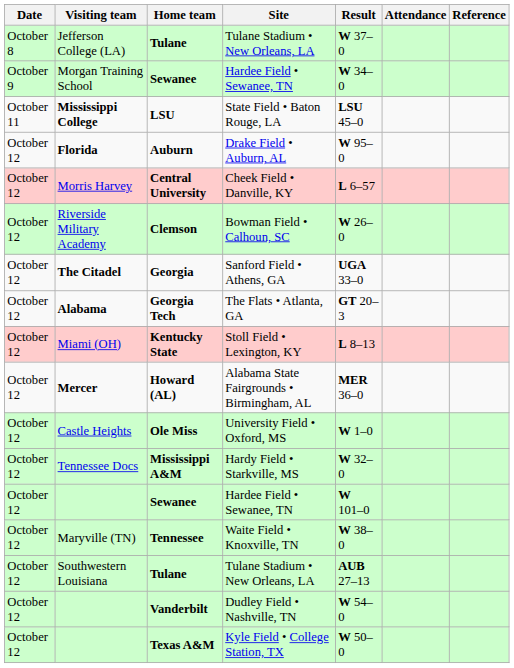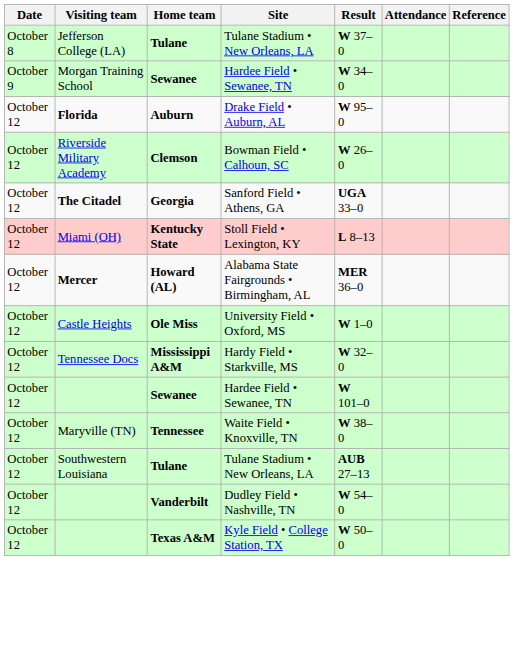- row: (87, 114)
- row: (95, 186)
- row: (82, 308)
